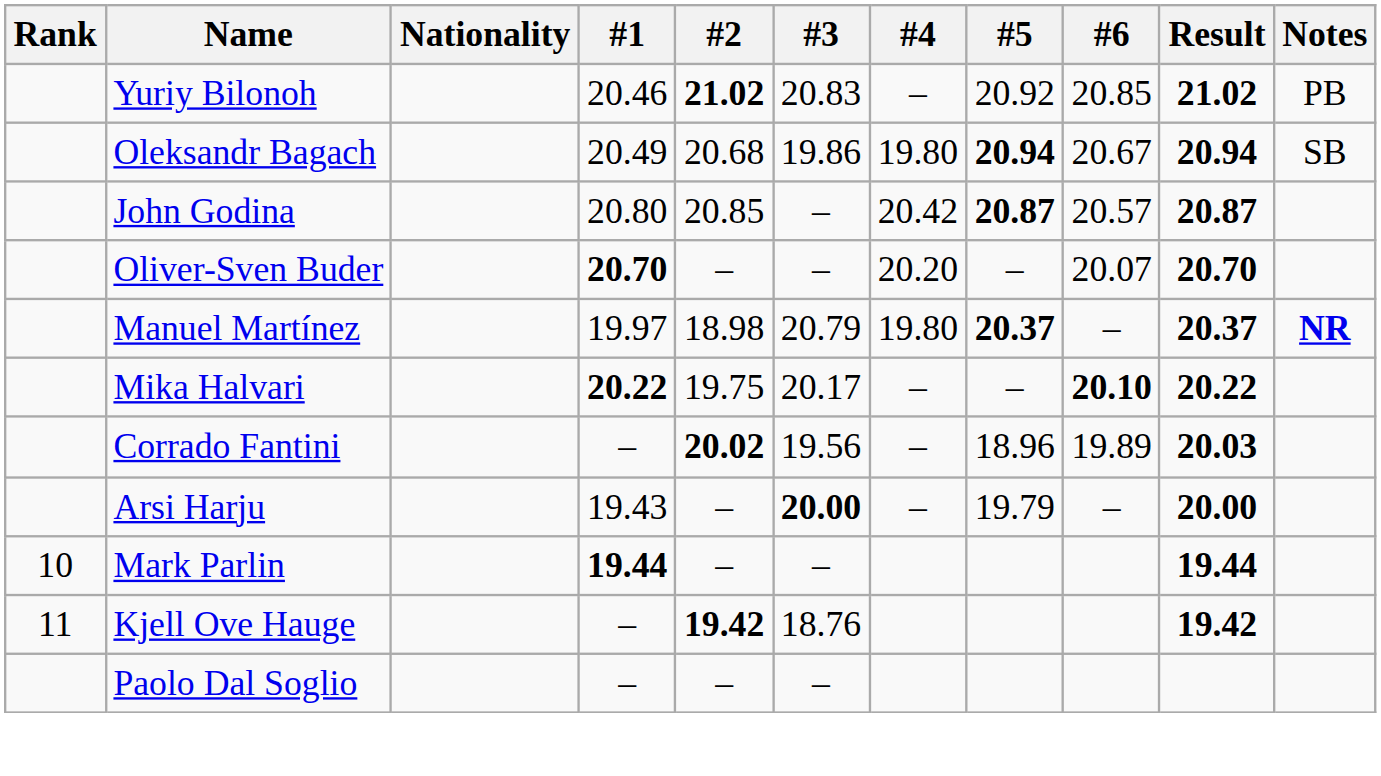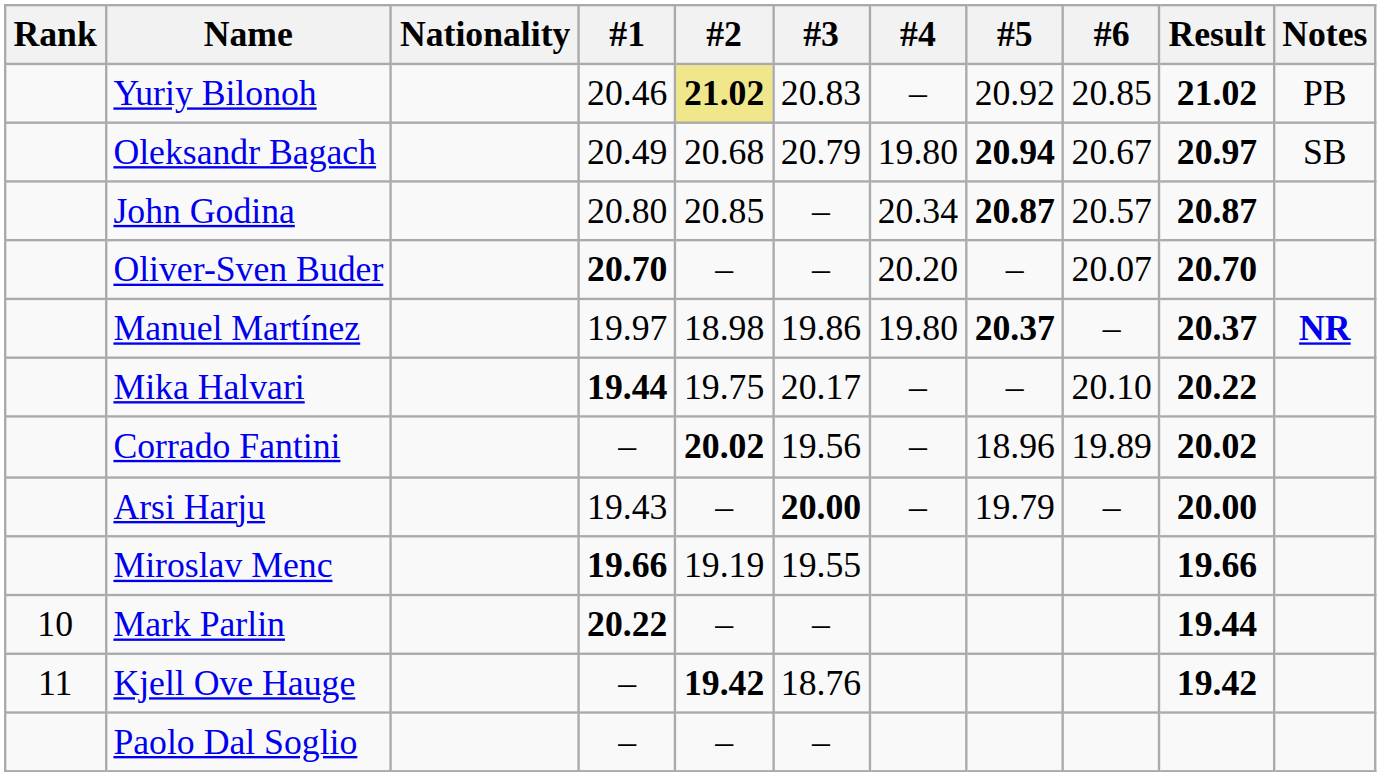(724, 93) no background -> (724, 93) khaki background
(821, 151) 19.86 -> (821, 151) 20.79
(1217, 151) 20.94 -> (1217, 151) 20.97
(918, 210) 20.42 -> (918, 210) 20.34
(821, 328) 20.79 -> (821, 328) 19.86
(627, 387) 20.22 -> (627, 387) 19.44
(1112, 387) bold -> (1112, 387) normal
(1217, 446) 20.03 -> (1217, 446) 20.02
+ row: (223, 564)
(627, 564) 19.44 -> (627, 623) 20.22
